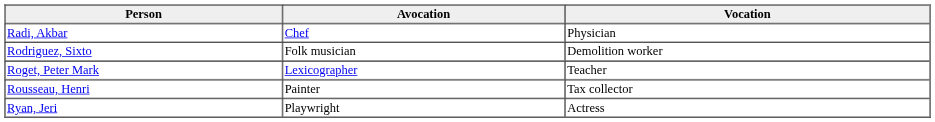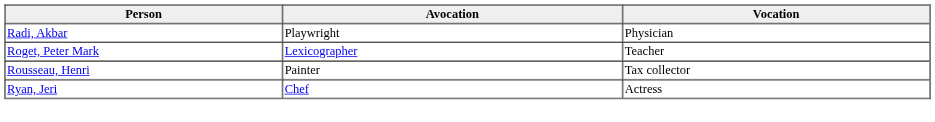(297, 32) Chef -> (312, 32) Playwright
- row: (49, 51)
(312, 107) Playwright -> (297, 89) Chef
